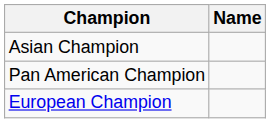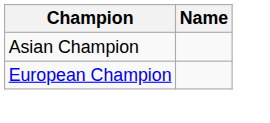- row: (107, 74)
